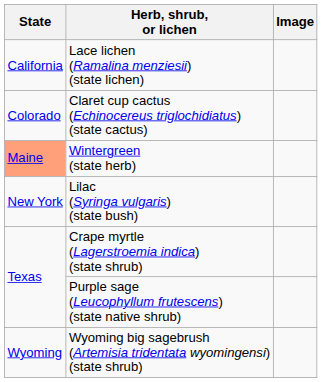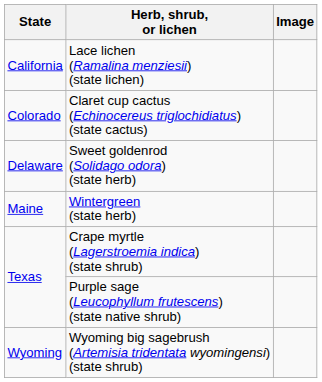+ row: (118, 165)
(25, 158) lightsalmon background -> (25, 208) no background
- row: (120, 201)
